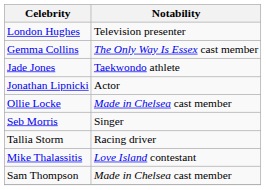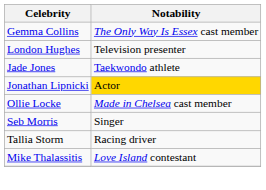rows swapped: (43, 49) <-> (43, 31)
(107, 85) no background -> (107, 85) gold background
- row: (43, 175)
